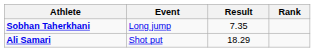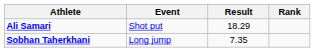rows swapped: (48, 26) <-> (29, 41)
